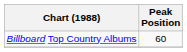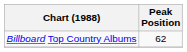(161, 39) 60 -> (161, 39) 62
